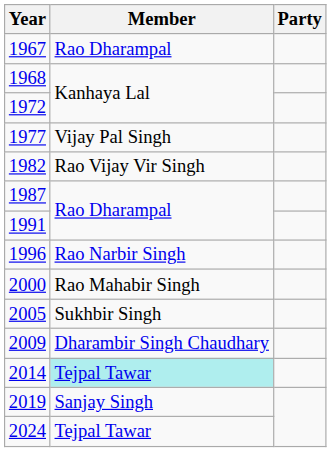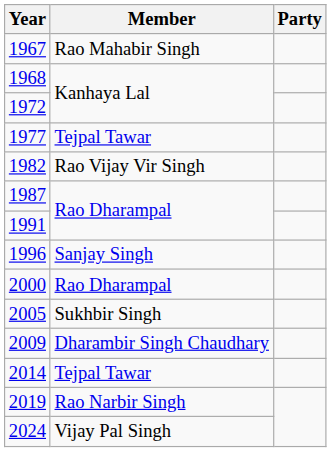(113, 48) Rao Dharampal -> (127, 48) Rao Mahabir Singh
(113, 136) Vijay Pal Singh -> (103, 136) Tejpal Tawar
(120, 254) Rao Narbir Singh -> (104, 254) Sanjay Singh
(127, 284) Rao Mahabir Singh -> (113, 284) Rao Dharampal
(103, 372) paleturquoise background -> (103, 372) no background
(104, 401) Sanjay Singh -> (120, 401) Rao Narbir Singh
(103, 431) Tejpal Tawar -> (113, 431) Vijay Pal Singh
